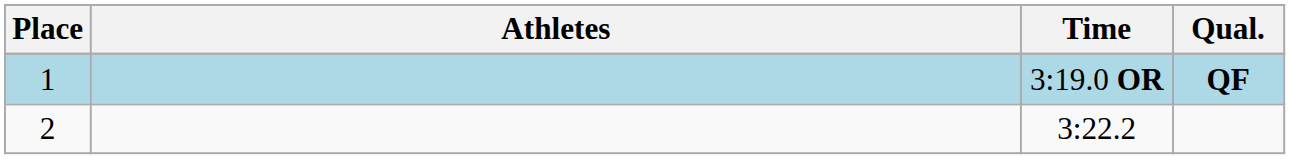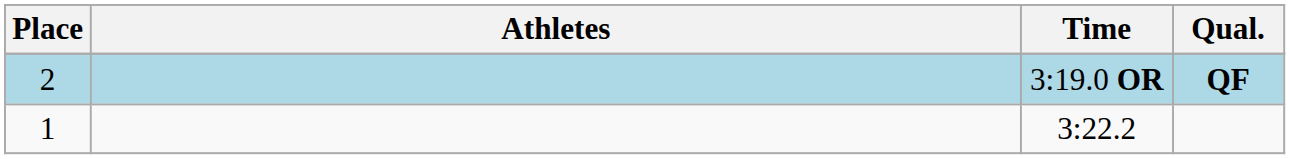(48, 78) 1 -> (48, 78) 2
(48, 128) 2 -> (48, 128) 1
